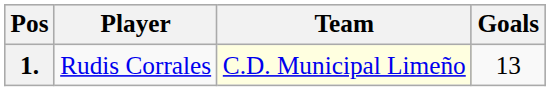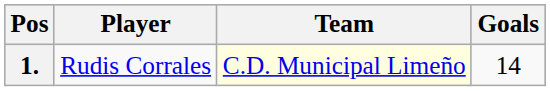(508, 64) 13 -> (508, 64) 14
